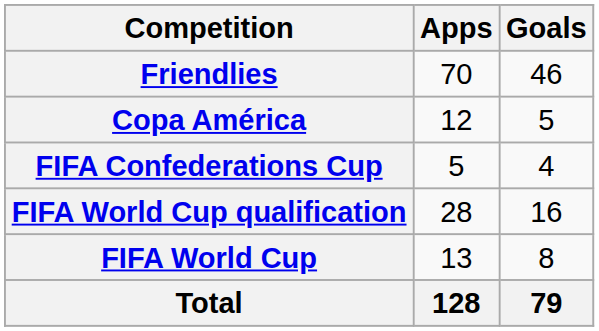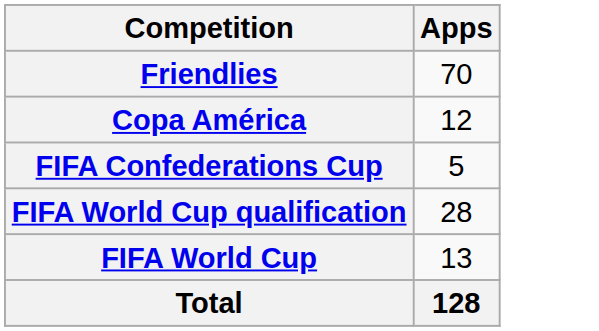- column: (546, 28)
